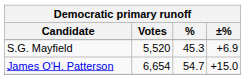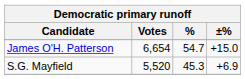rows swapped: (60, 66) <-> (40, 49)
